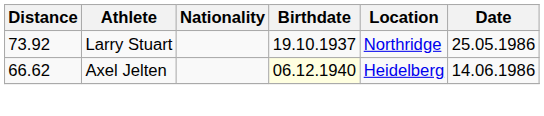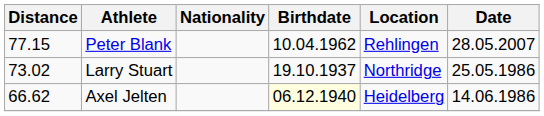+ row: (128, 44)
(29, 44) 73.92 -> (29, 70) 73.02
